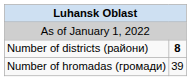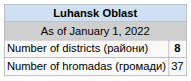(177, 66) 39 -> (177, 66) 37
